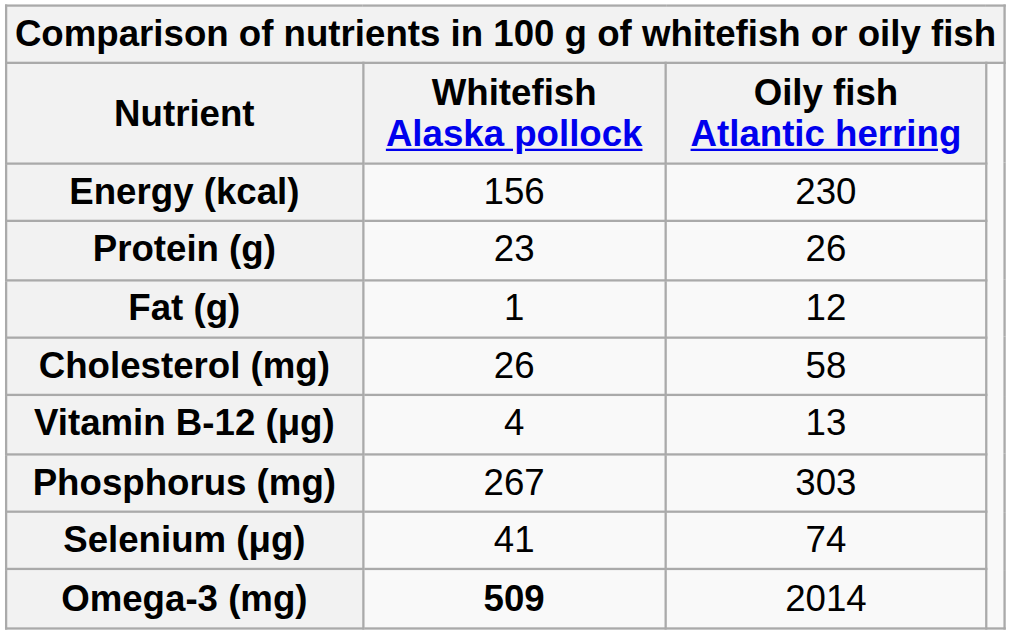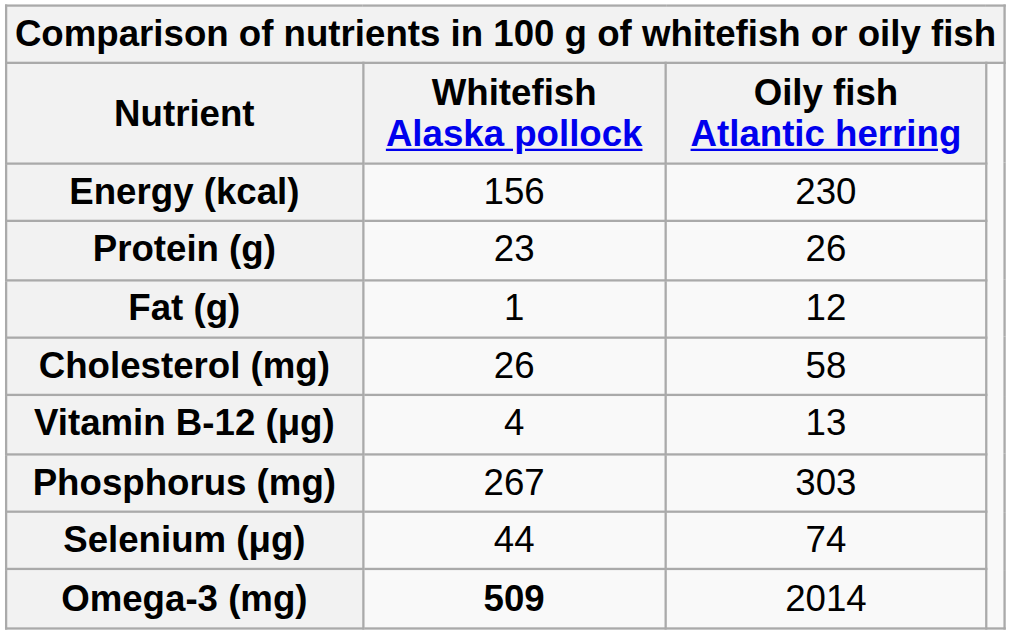(514, 540) 41 -> (514, 540) 44
